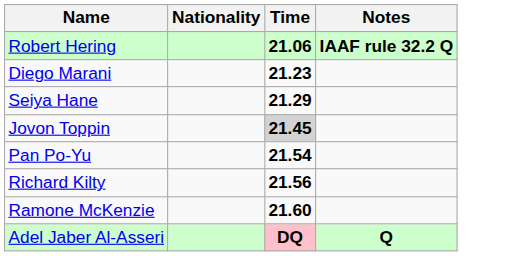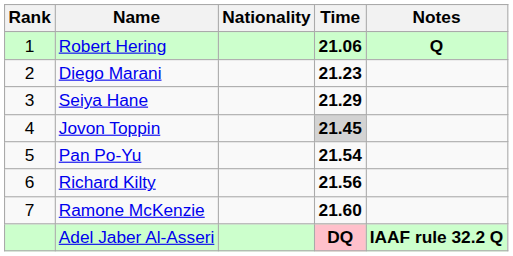+ column: (30, 18)
(386, 45) IAAF rule 32.2 Q -> (437, 45) Q
(386, 237) Q -> (437, 237) IAAF rule 32.2 Q
